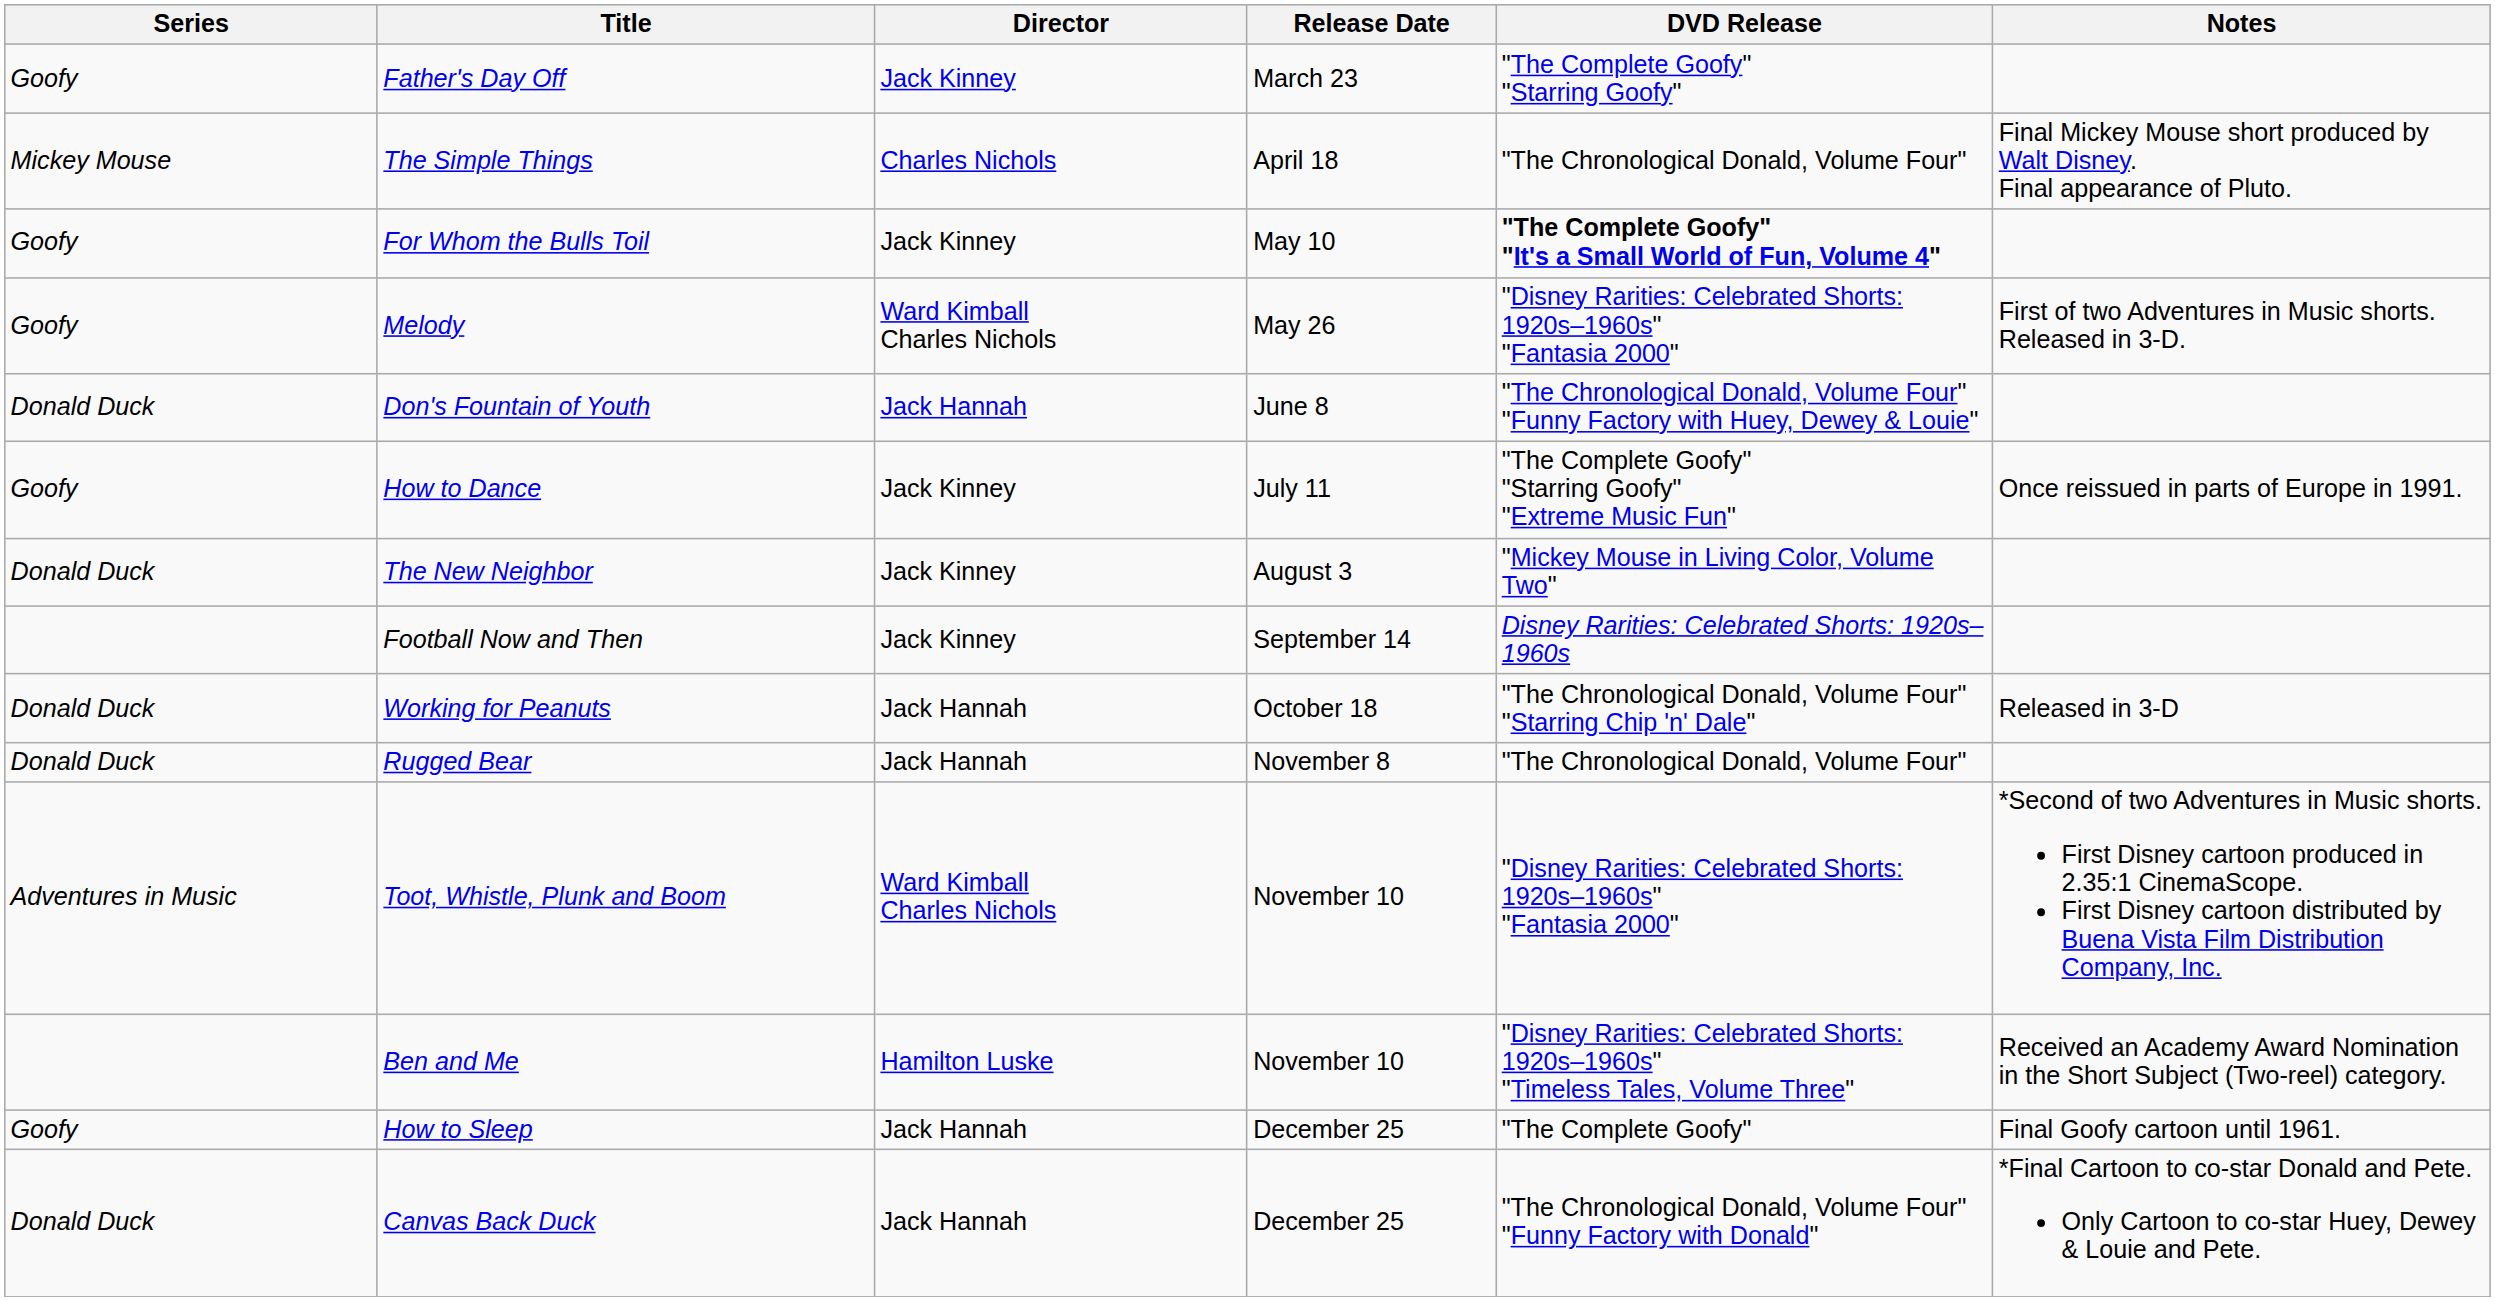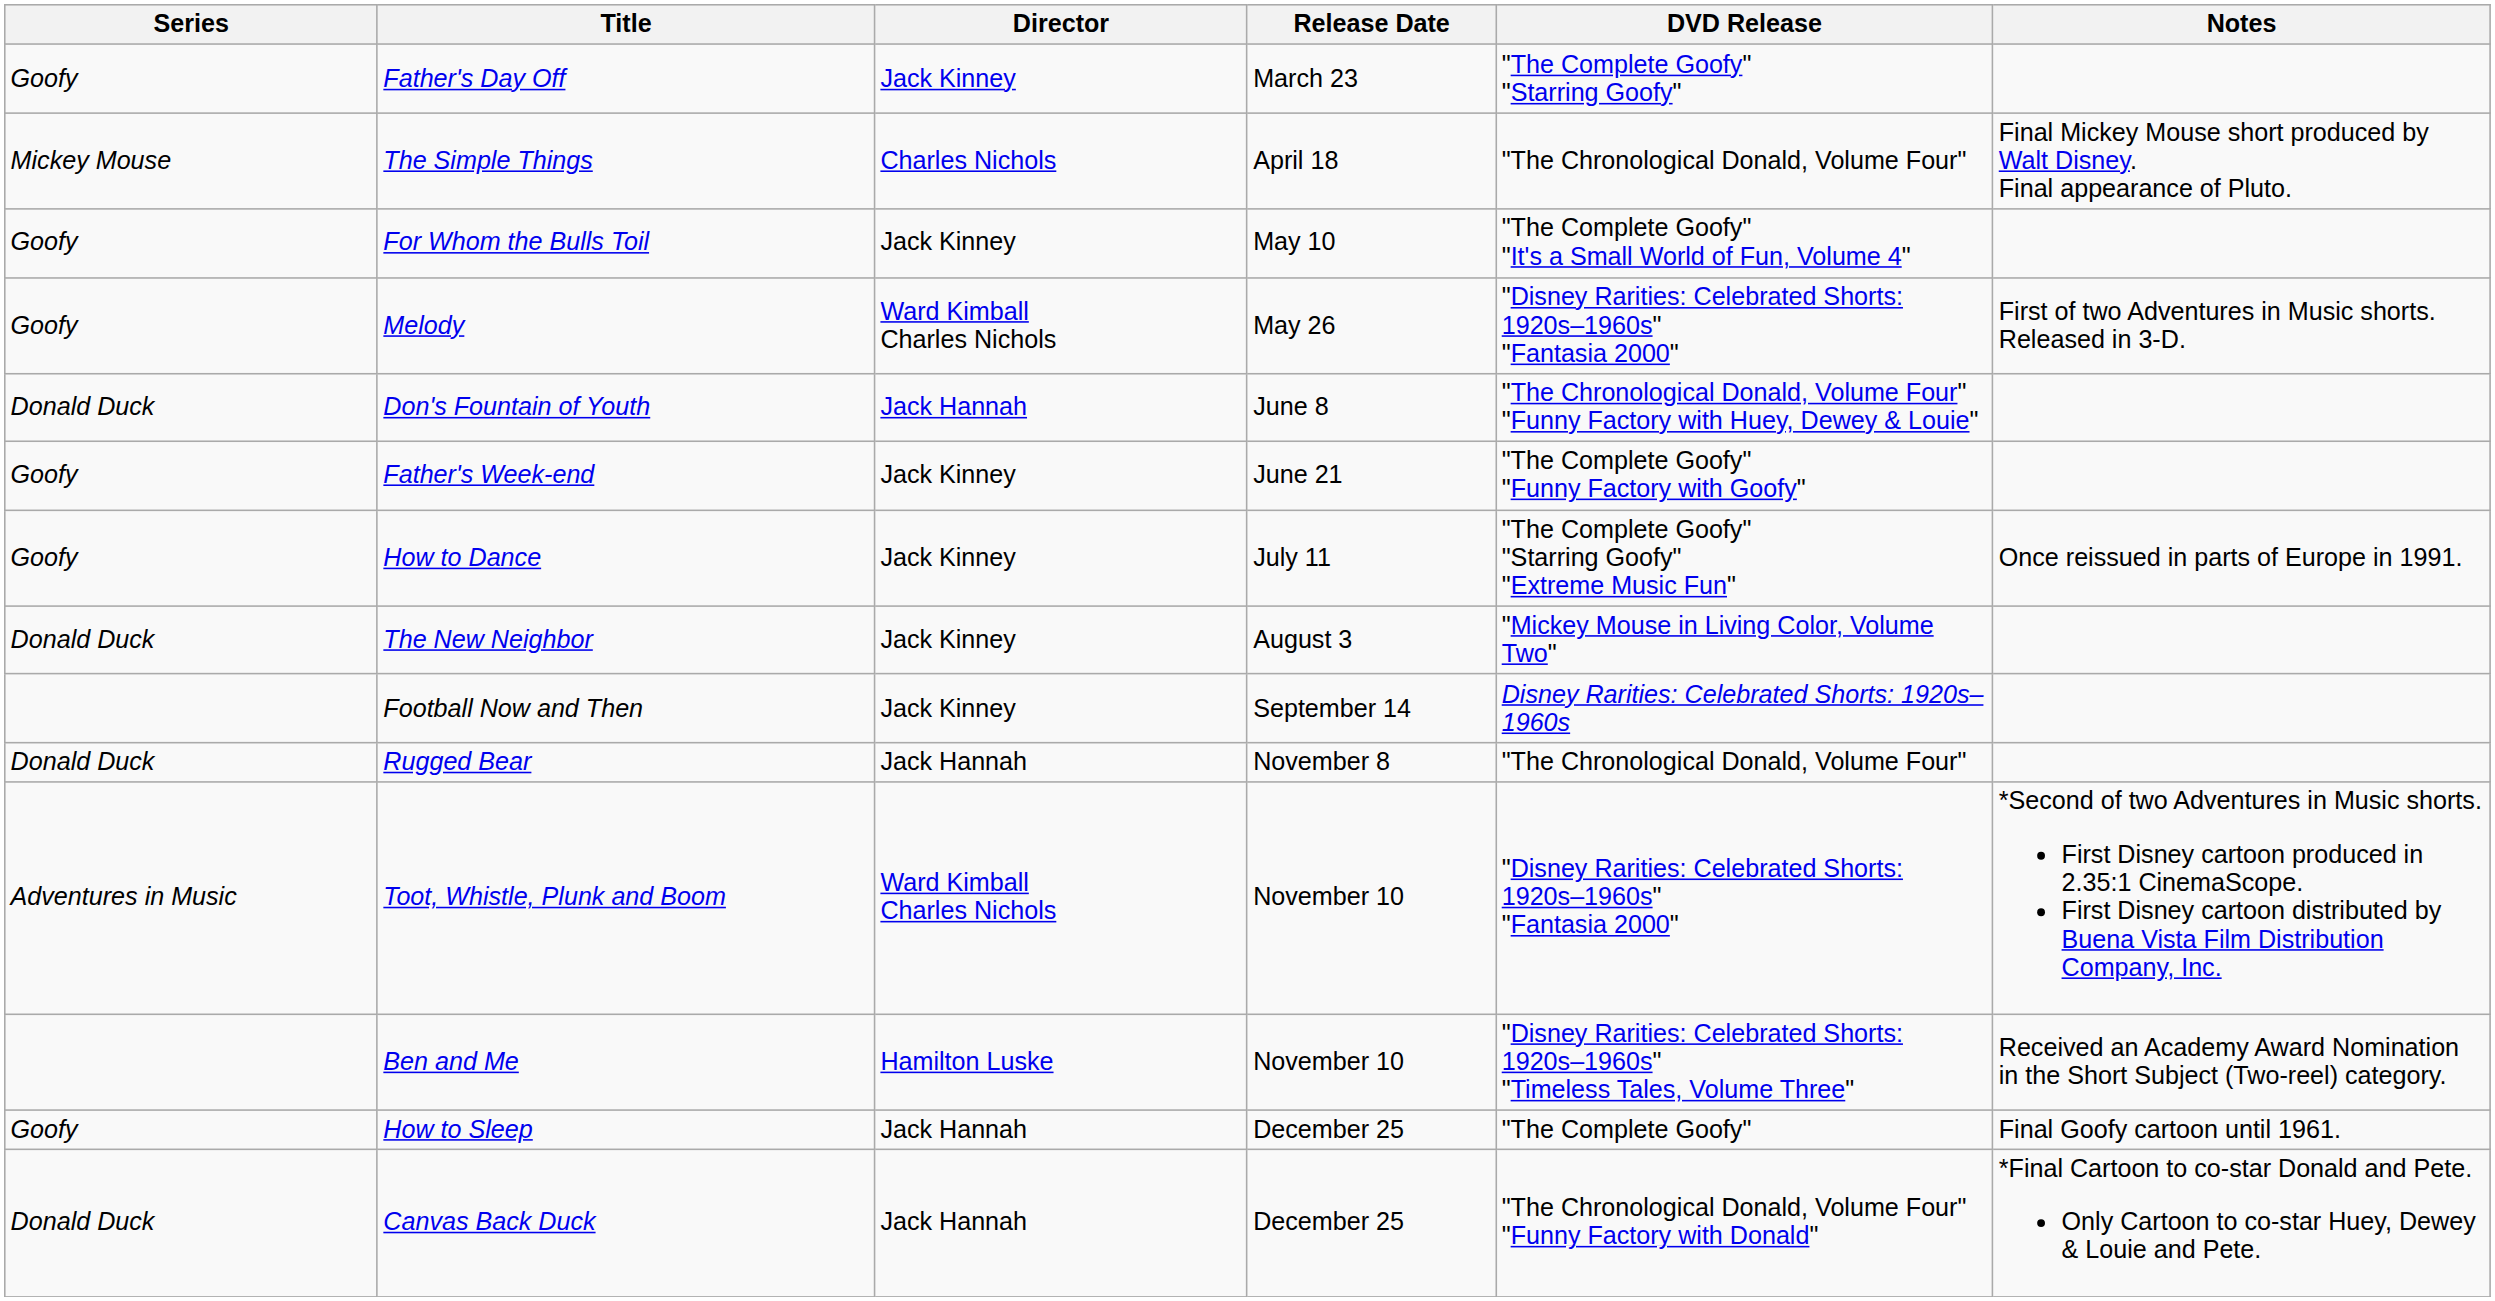(1721, 242) bold -> (1706, 242) normal
+ row: (489, 475)
- row: (497, 707)
